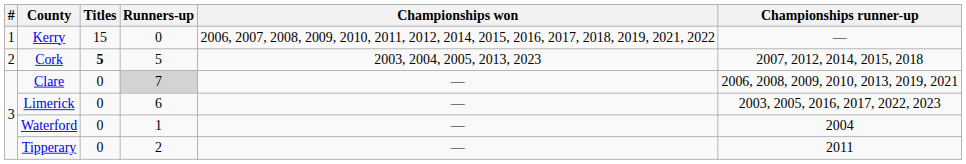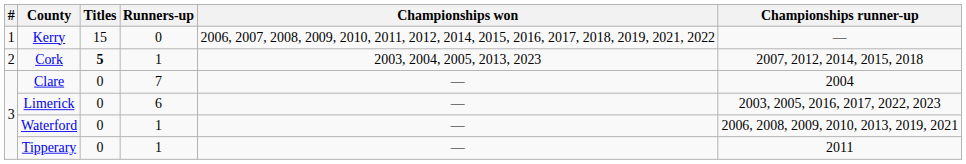(159, 59) 5 -> (159, 59) 1
(159, 81) lightgrey background -> (159, 81) no background
(840, 81) 2006, 2008, 2009, 2010, 2013, 2019, 2021 -> (840, 81) 2004
(840, 125) 2004 -> (840, 125) 2006, 2008, 2009, 2010, 2013, 2019, 2021
(159, 147) 2 -> (159, 147) 1
